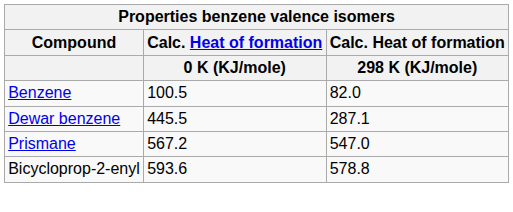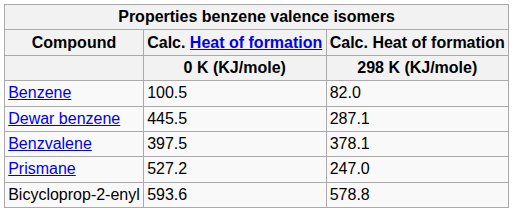+ row: (50, 144)
(167, 144) 567.2 -> (167, 169) 527.2
(350, 144) 547.0 -> (350, 169) 247.0
